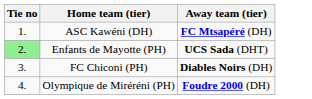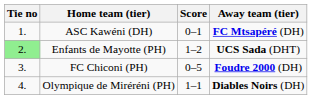+ column: (194, 13)
(226, 67) Diables Noirs (DH) -> (258, 67) Foudre 2000 (DH)
(226, 85) Foudre 2000 (DH) -> (258, 85) Diables Noirs (DH)
